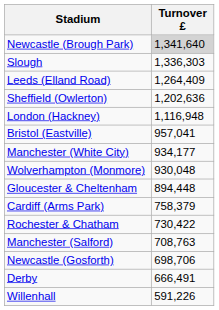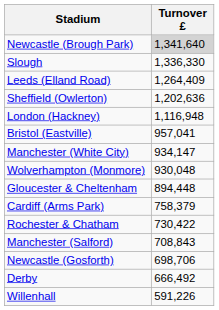(179, 62) 1,336,303 -> (179, 62) 1,336,330
(175, 152) 934,177 -> (175, 152) 934,147
(175, 242) 708,763 -> (175, 242) 708,843
(175, 278) 666,491 -> (175, 278) 666,492
